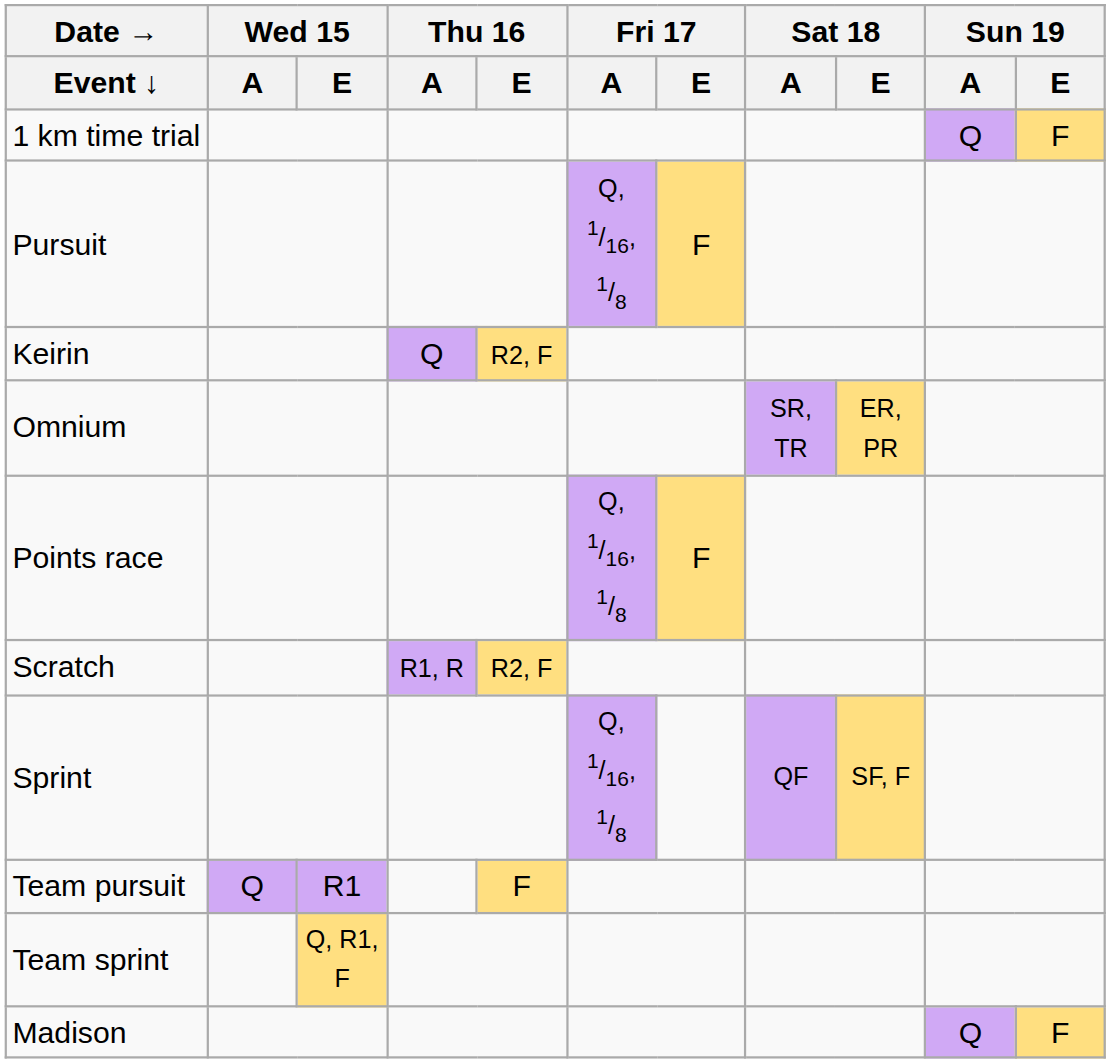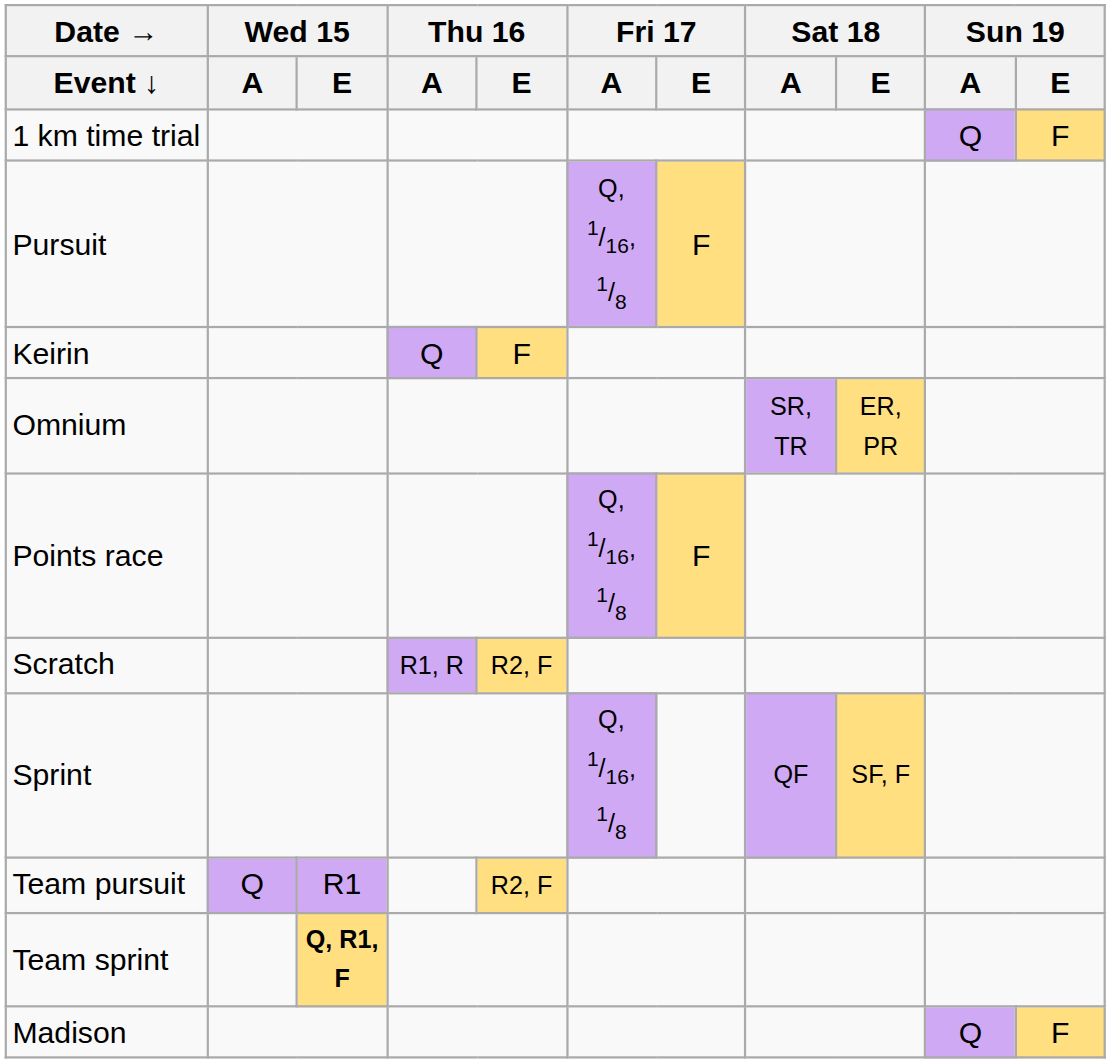(522, 354) R2, F -> (522, 353) F
(522, 886) F -> (522, 885) R2, F
(342, 959) normal -> (342, 958) bold
